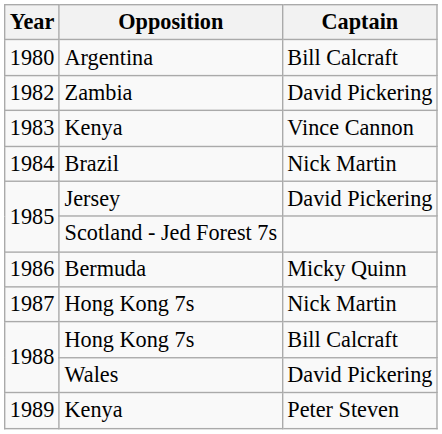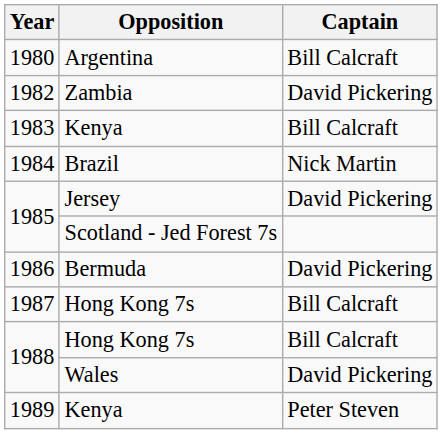(351, 127) Vince Cannon -> (343, 127) Bill Calcraft
(347, 269) Micky Quinn -> (360, 269) David Pickering
(342, 304) Nick Martin -> (343, 304) Bill Calcraft
